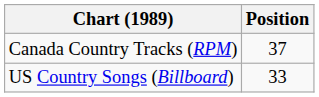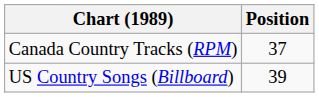(277, 77) 33 -> (277, 77) 39
